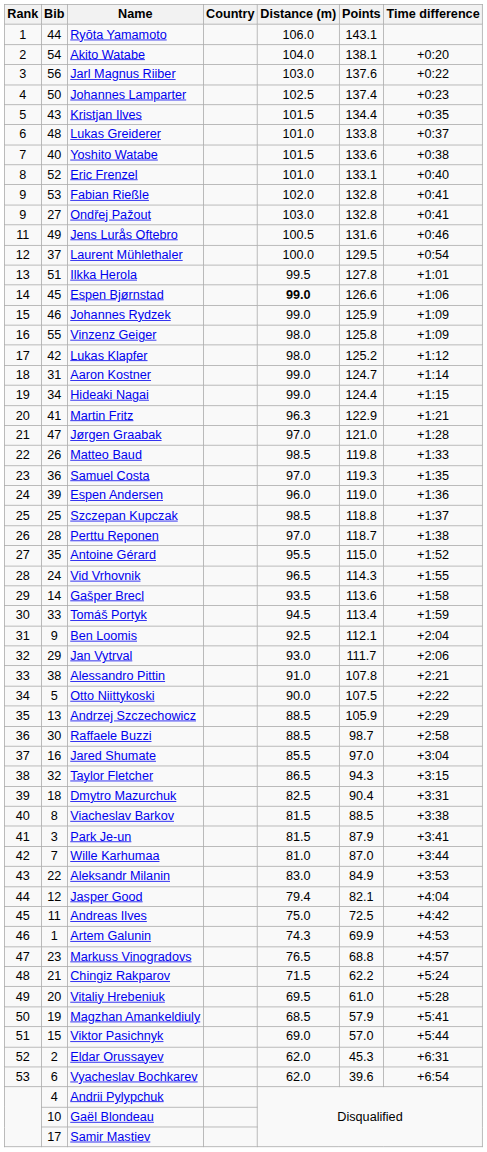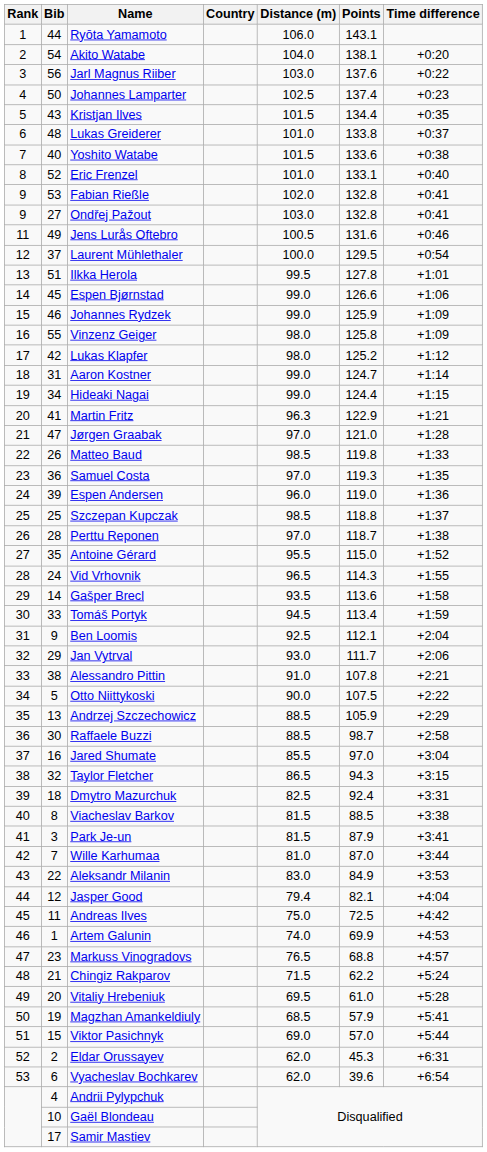(298, 295) bold -> (298, 295) normal
(361, 796) 90.4 -> (361, 796) 92.4
(298, 936) 74.3 -> (298, 936) 74.0
